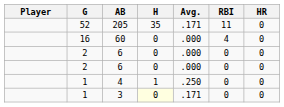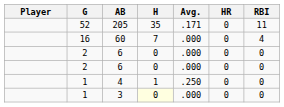columns swapped: (262, 11) <-> (226, 11)
(156, 39) 0 -> (156, 39) 7
(191, 95) .171 -> (191, 95) .000
